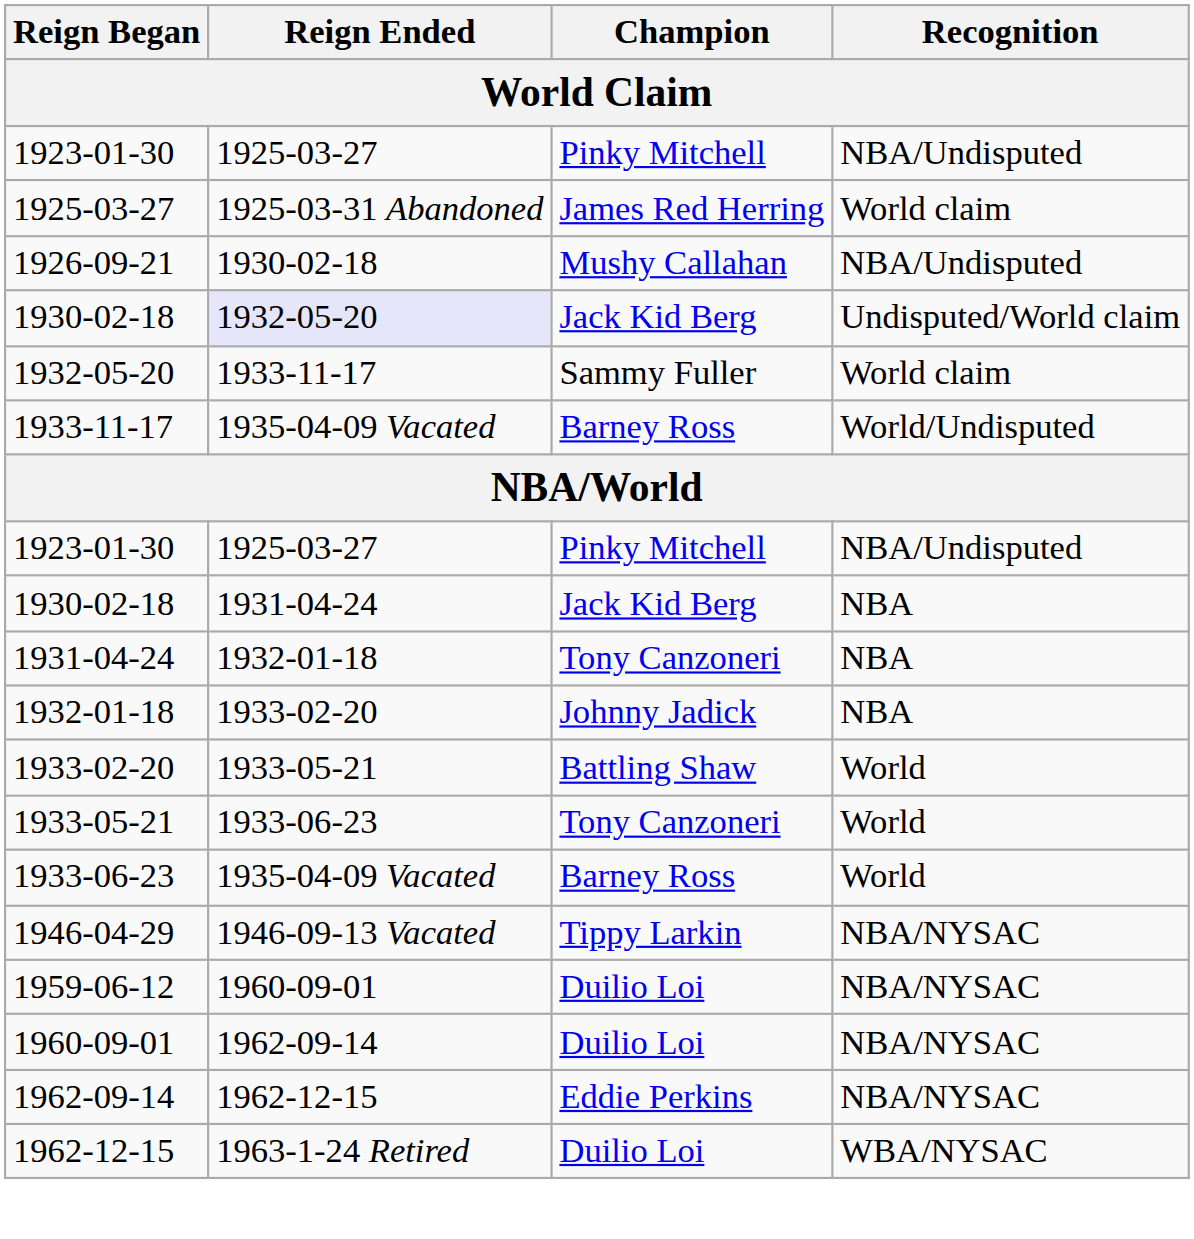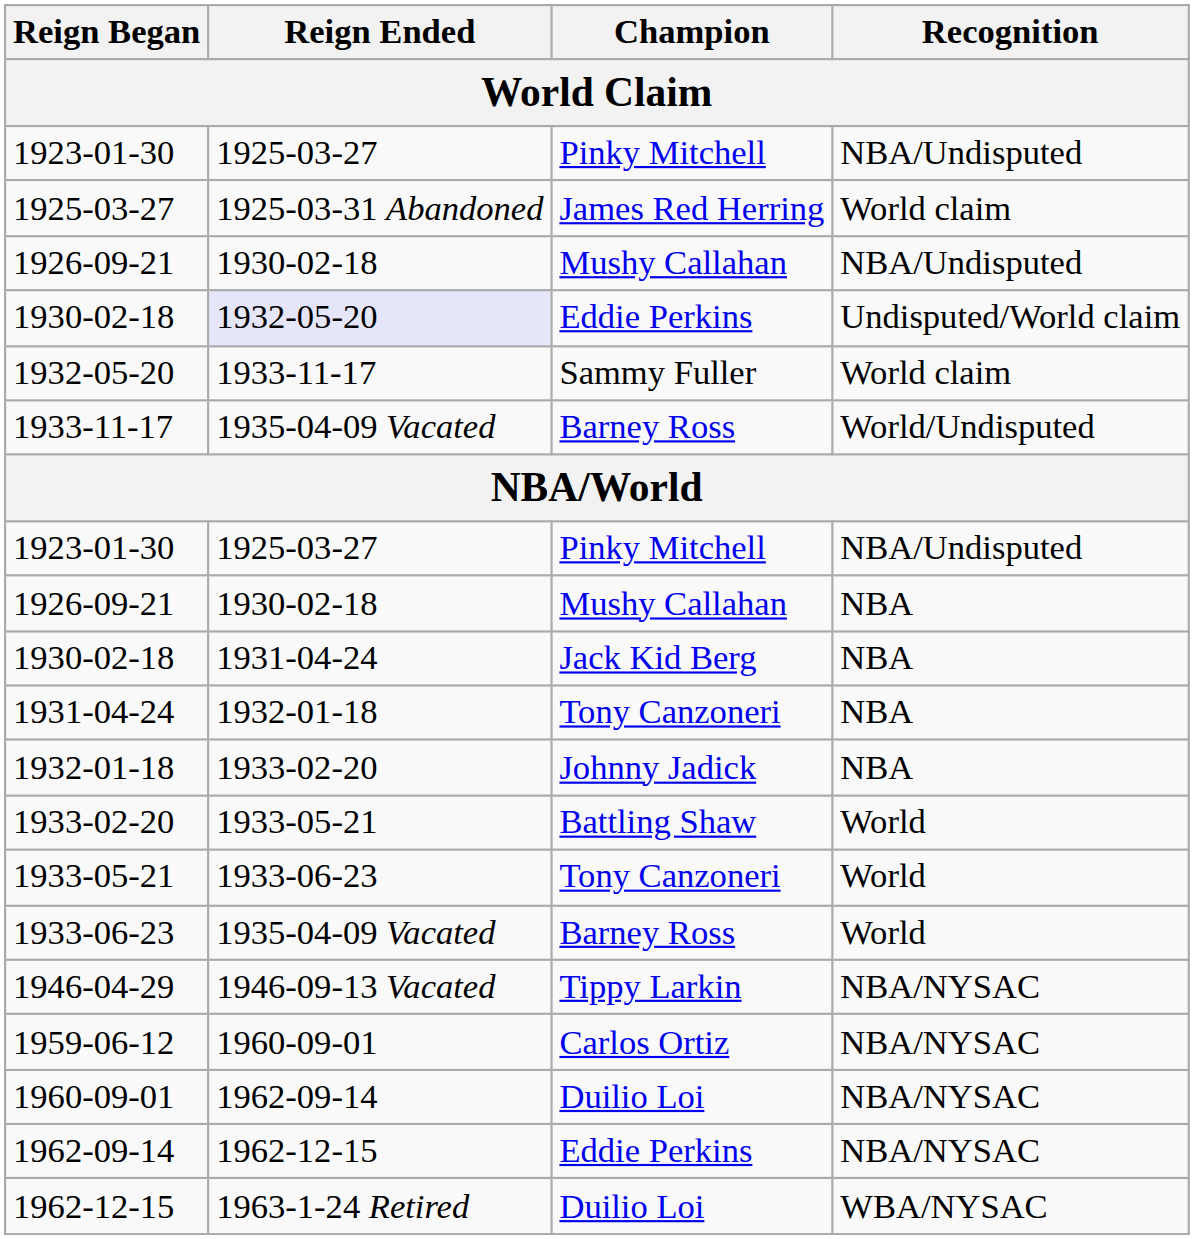(658, 317) Jack Kid Berg -> (656, 317) Eddie Perkins
+ row: (94, 602)
(632, 986) Duilio Loi -> (644, 1041) Carlos Ortiz
